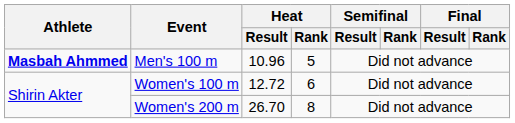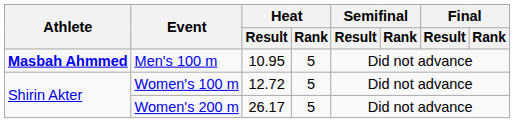(267, 61) 10.96 -> (267, 61) 10.95
(311, 84) 6 -> (311, 84) 5
(267, 107) 26.70 -> (267, 107) 26.17
(311, 107) 8 -> (311, 107) 5
